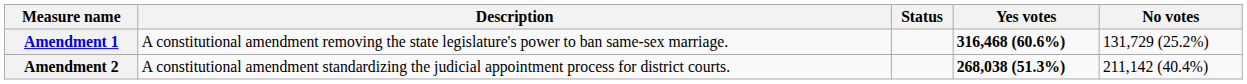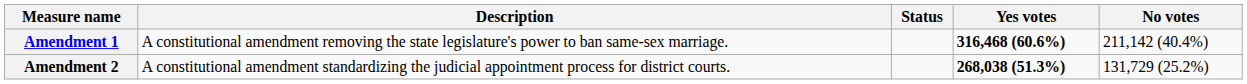(1156, 41) 131,729 (25.2%) -> (1156, 41) 211,142 (40.4%)
(1156, 66) 211,142 (40.4%) -> (1156, 66) 131,729 (25.2%)
